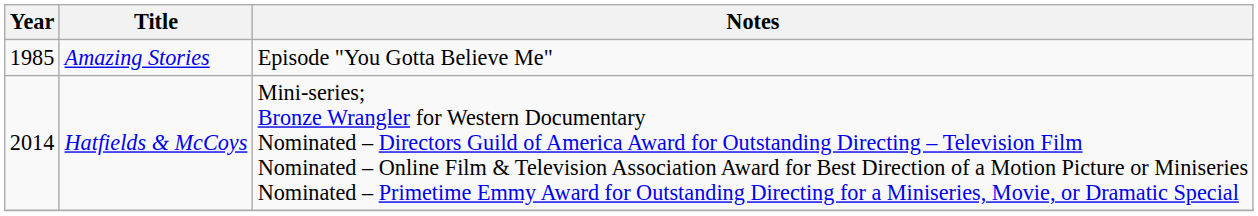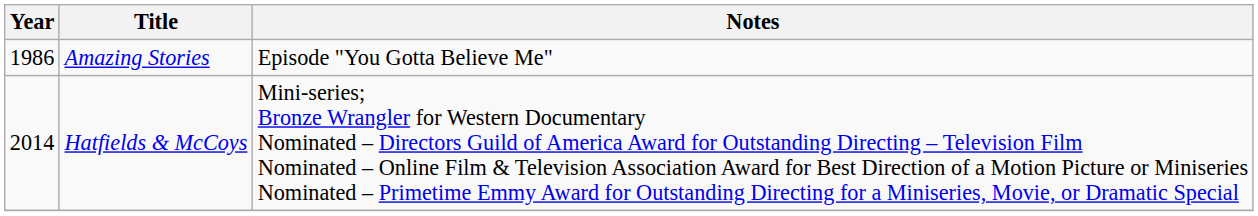(32, 57) 1985 -> (32, 57) 1986
